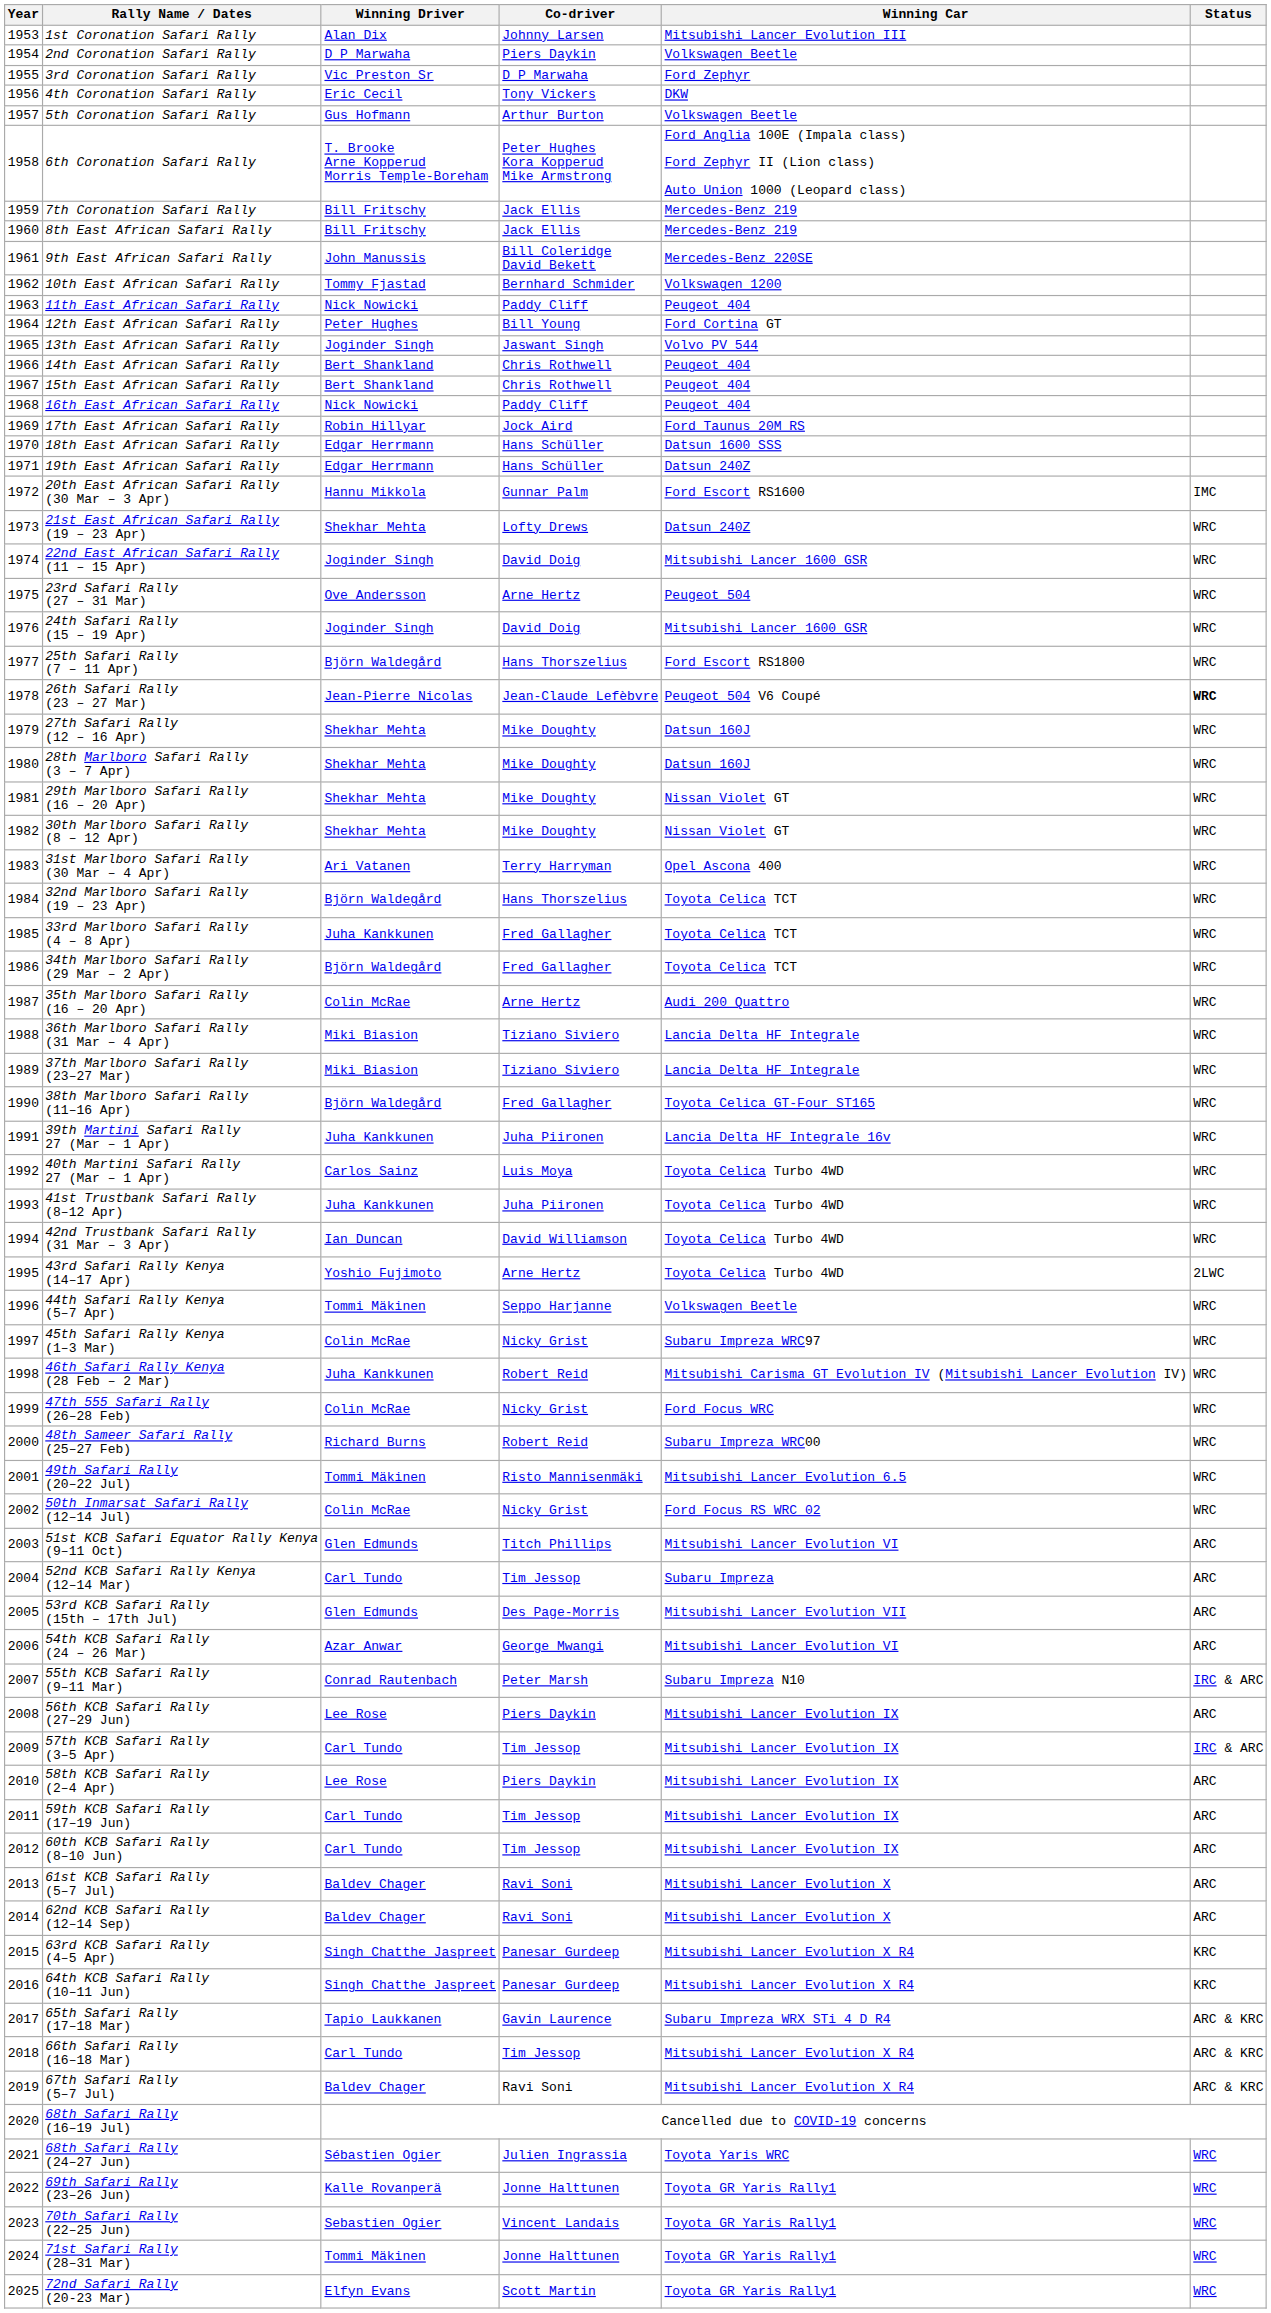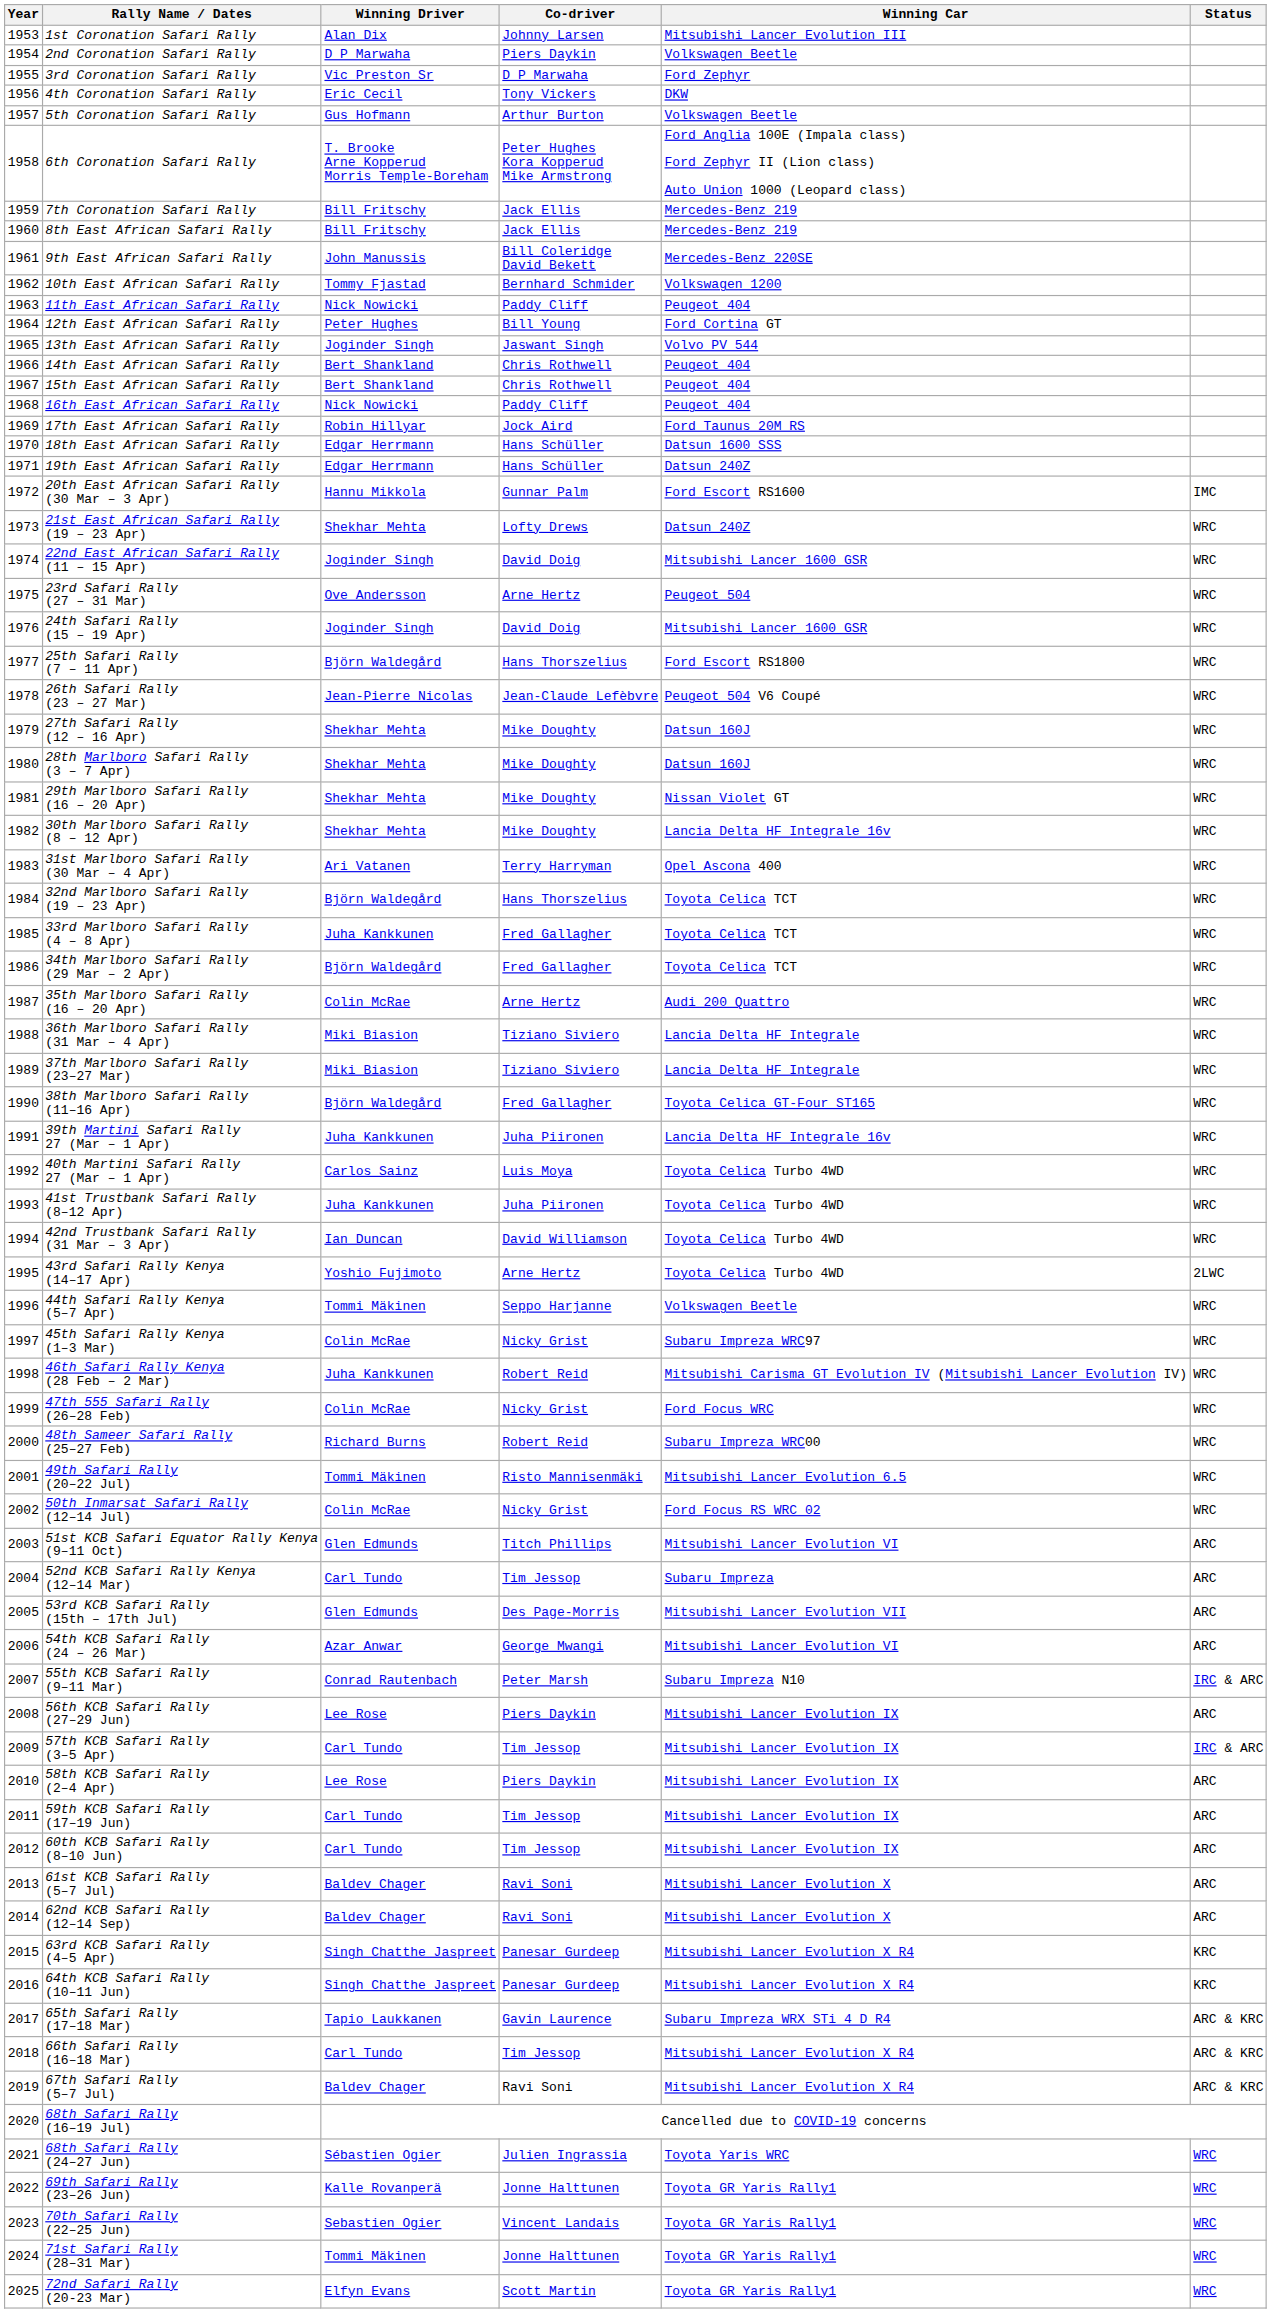(1205, 697) bold -> (1205, 697) normal
(727, 833) Nissan Violet GT -> (778, 833) Lancia Delta HF Integrale 16v
